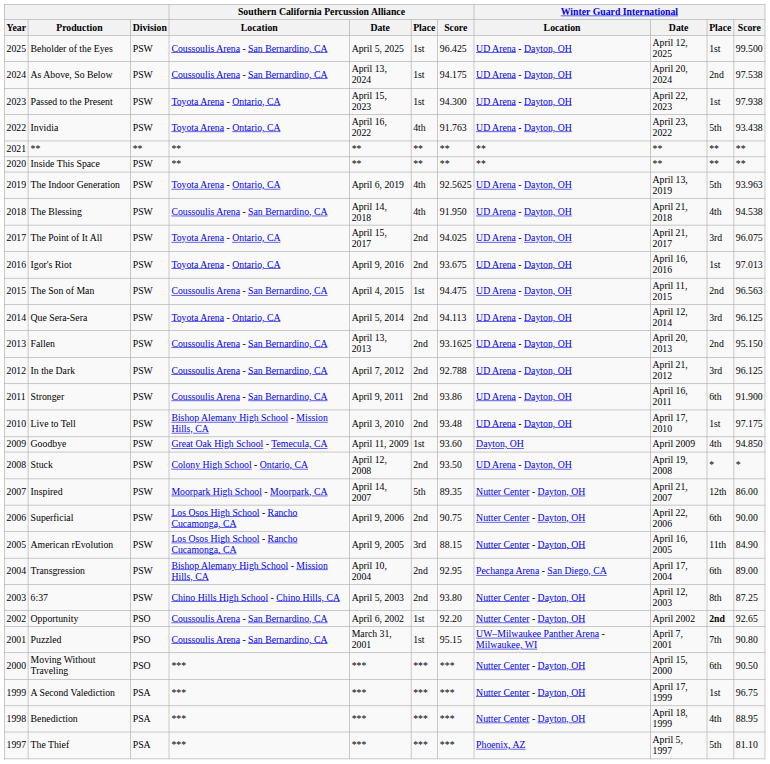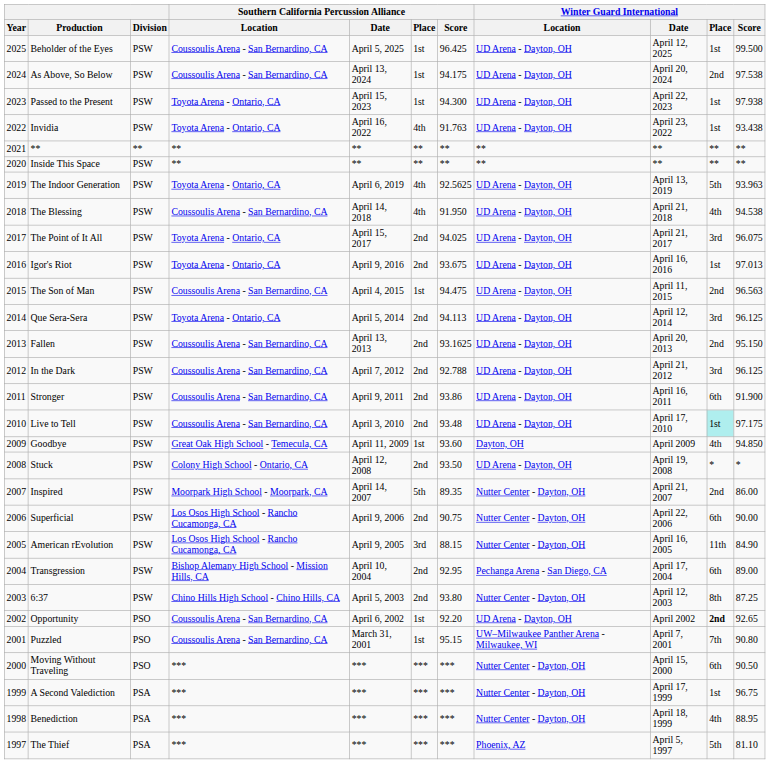(715, 128) 5th -> (715, 128) 1st
(250, 423) Bishop Alemany High School - Mission Hills, CA -> (249, 423) Coussoulis Arena - San Bernardino, CA
(715, 423) no background -> (715, 423) paleturquoise background
(718, 492) 12th -> (716, 492) 2nd
(531, 618) Nutter Center - Dayton, OH -> (524, 618) UD Arena - Dayton, OH
